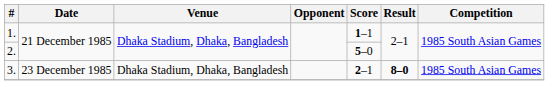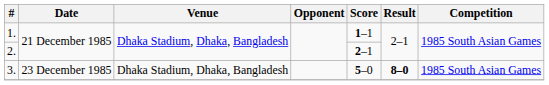(364, 51) 5–0 -> (364, 51) 2–1
(364, 70) 2–1 -> (364, 70) 5–0
